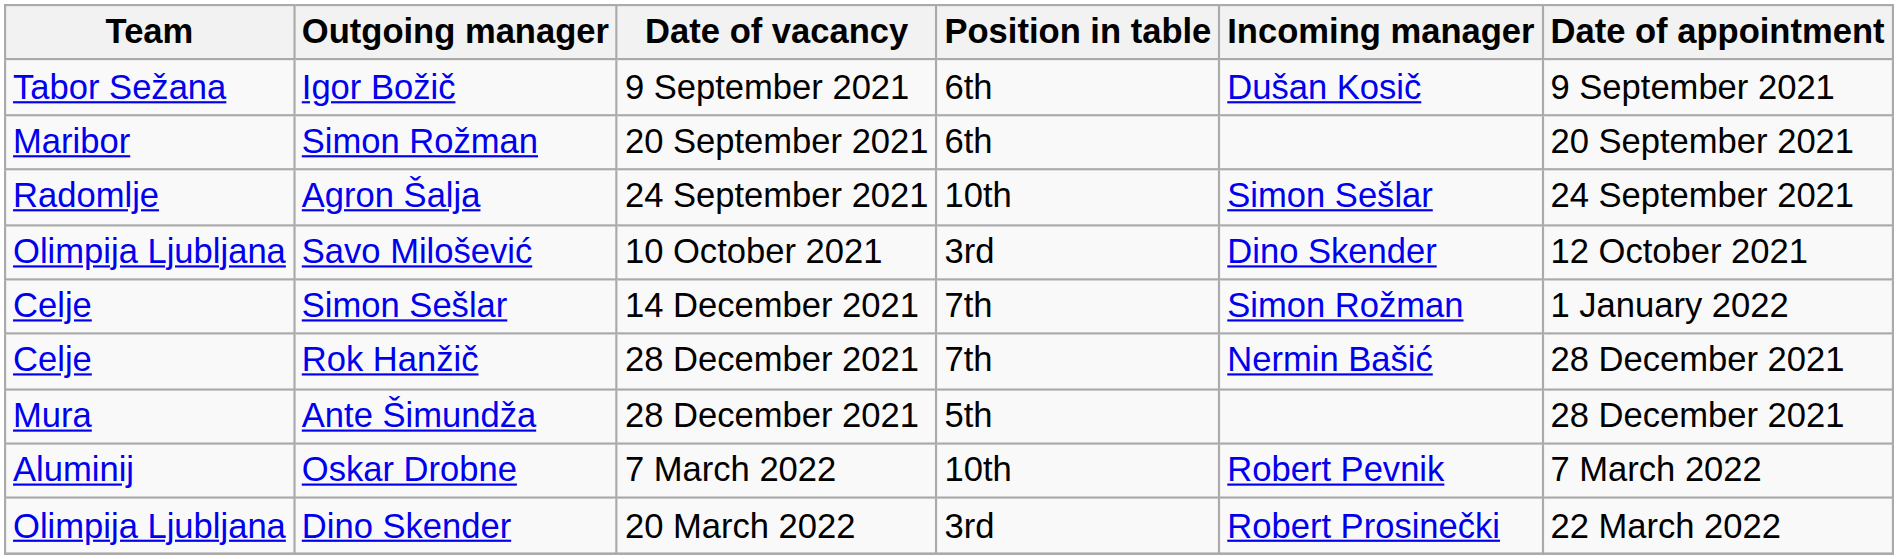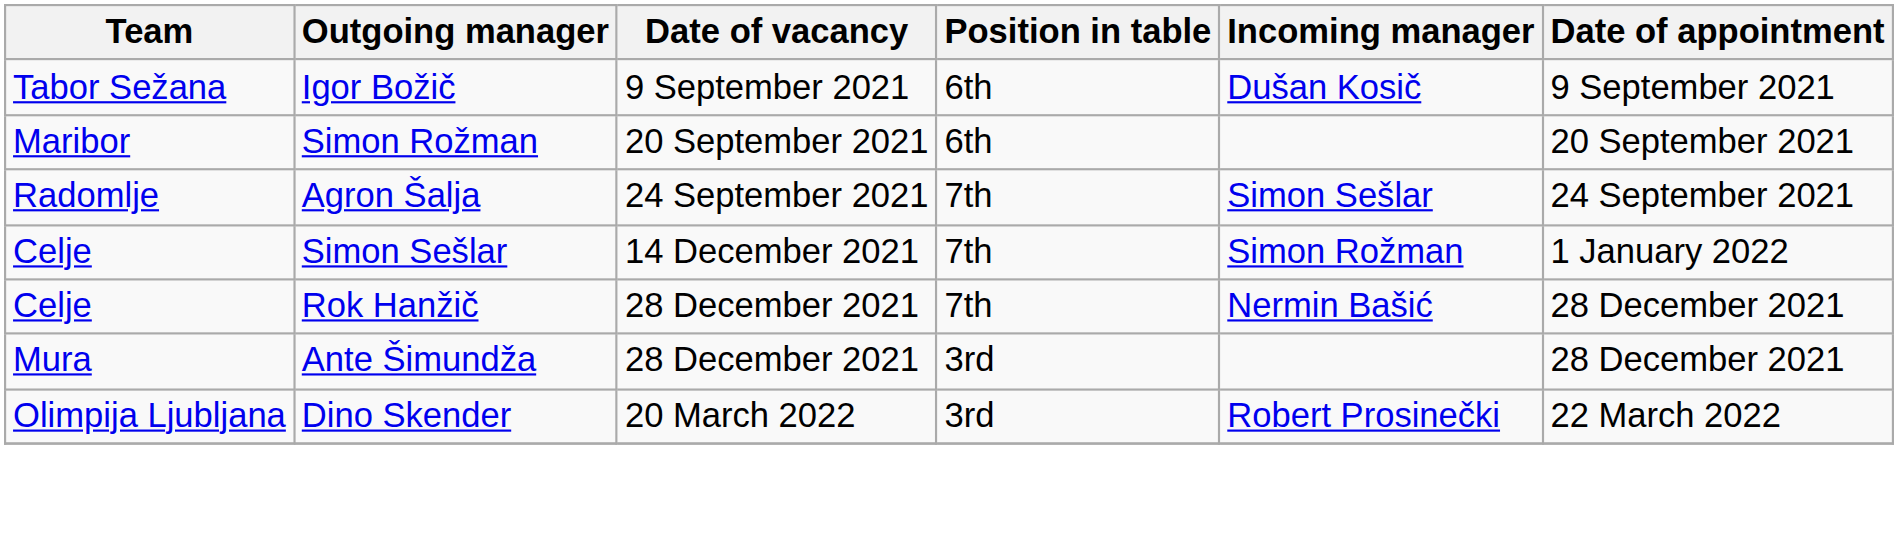(978, 196) 10th -> (968, 196) 7th
- row: (417, 251)
(968, 415) 5th -> (969, 360) 3rd
- row: (409, 470)
